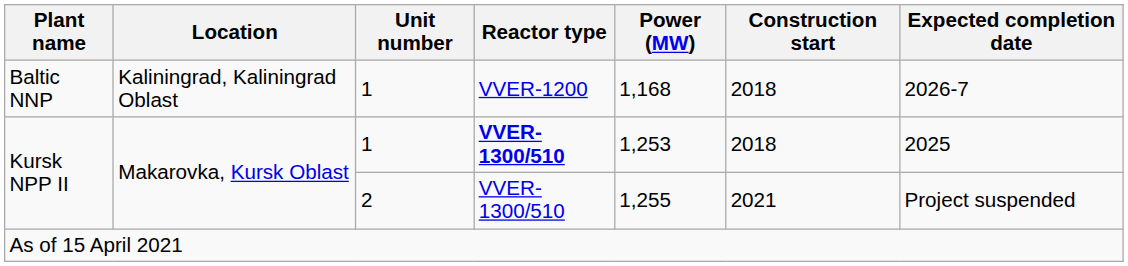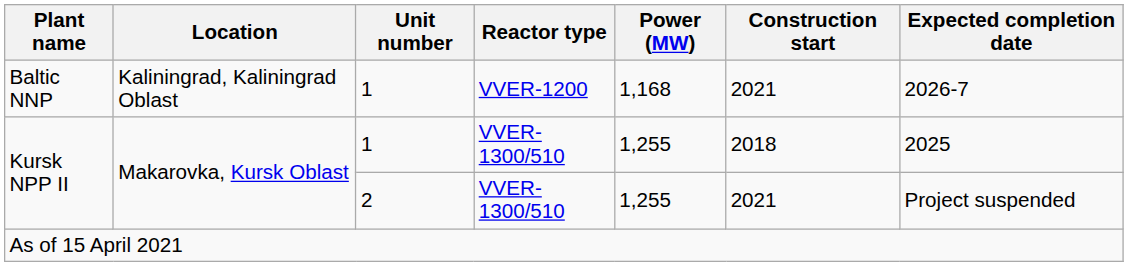(754, 88) 2018 -> (754, 88) 2021
(522, 144) bold -> (522, 144) normal
(645, 144) 1,253 -> (645, 144) 1,255
